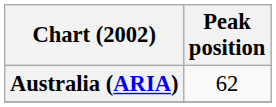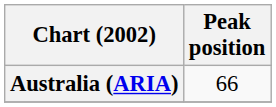(227, 83) 62 -> (227, 83) 66
